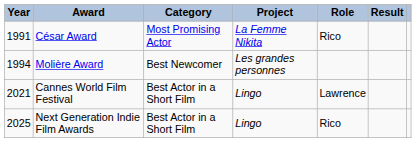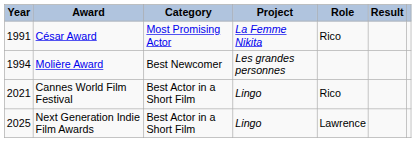(343, 94) Lawrence -> (330, 94) Rico
(330, 123) Rico -> (343, 123) Lawrence
